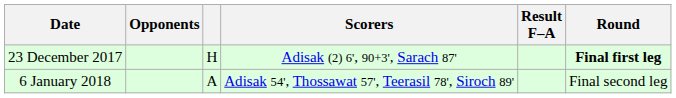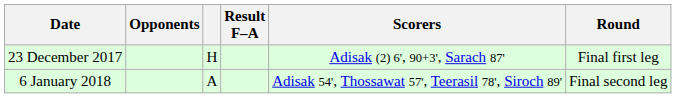columns swapped: (541, 24) <-> (369, 24)
(618, 57) bold -> (618, 57) normal
